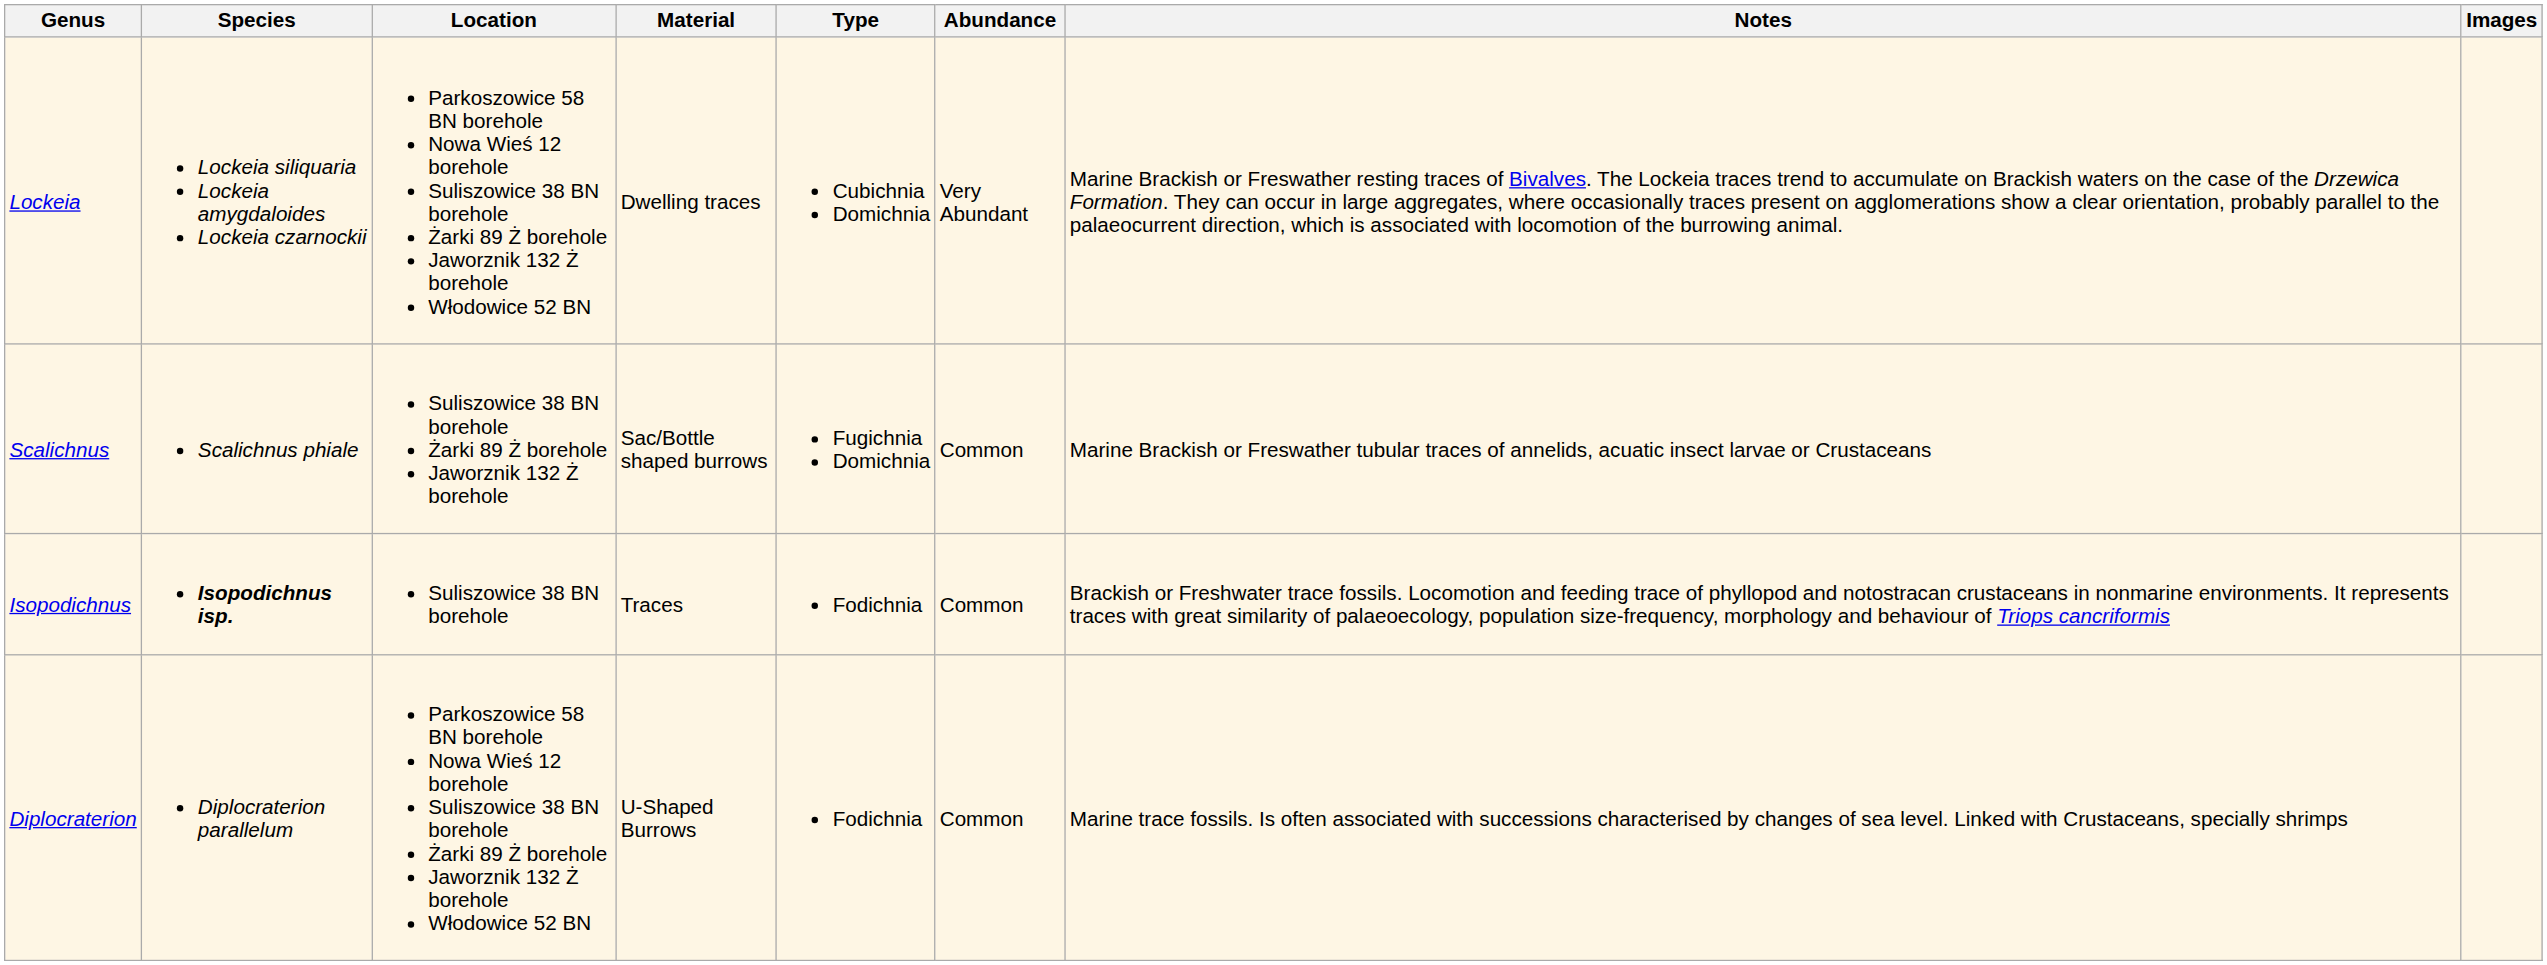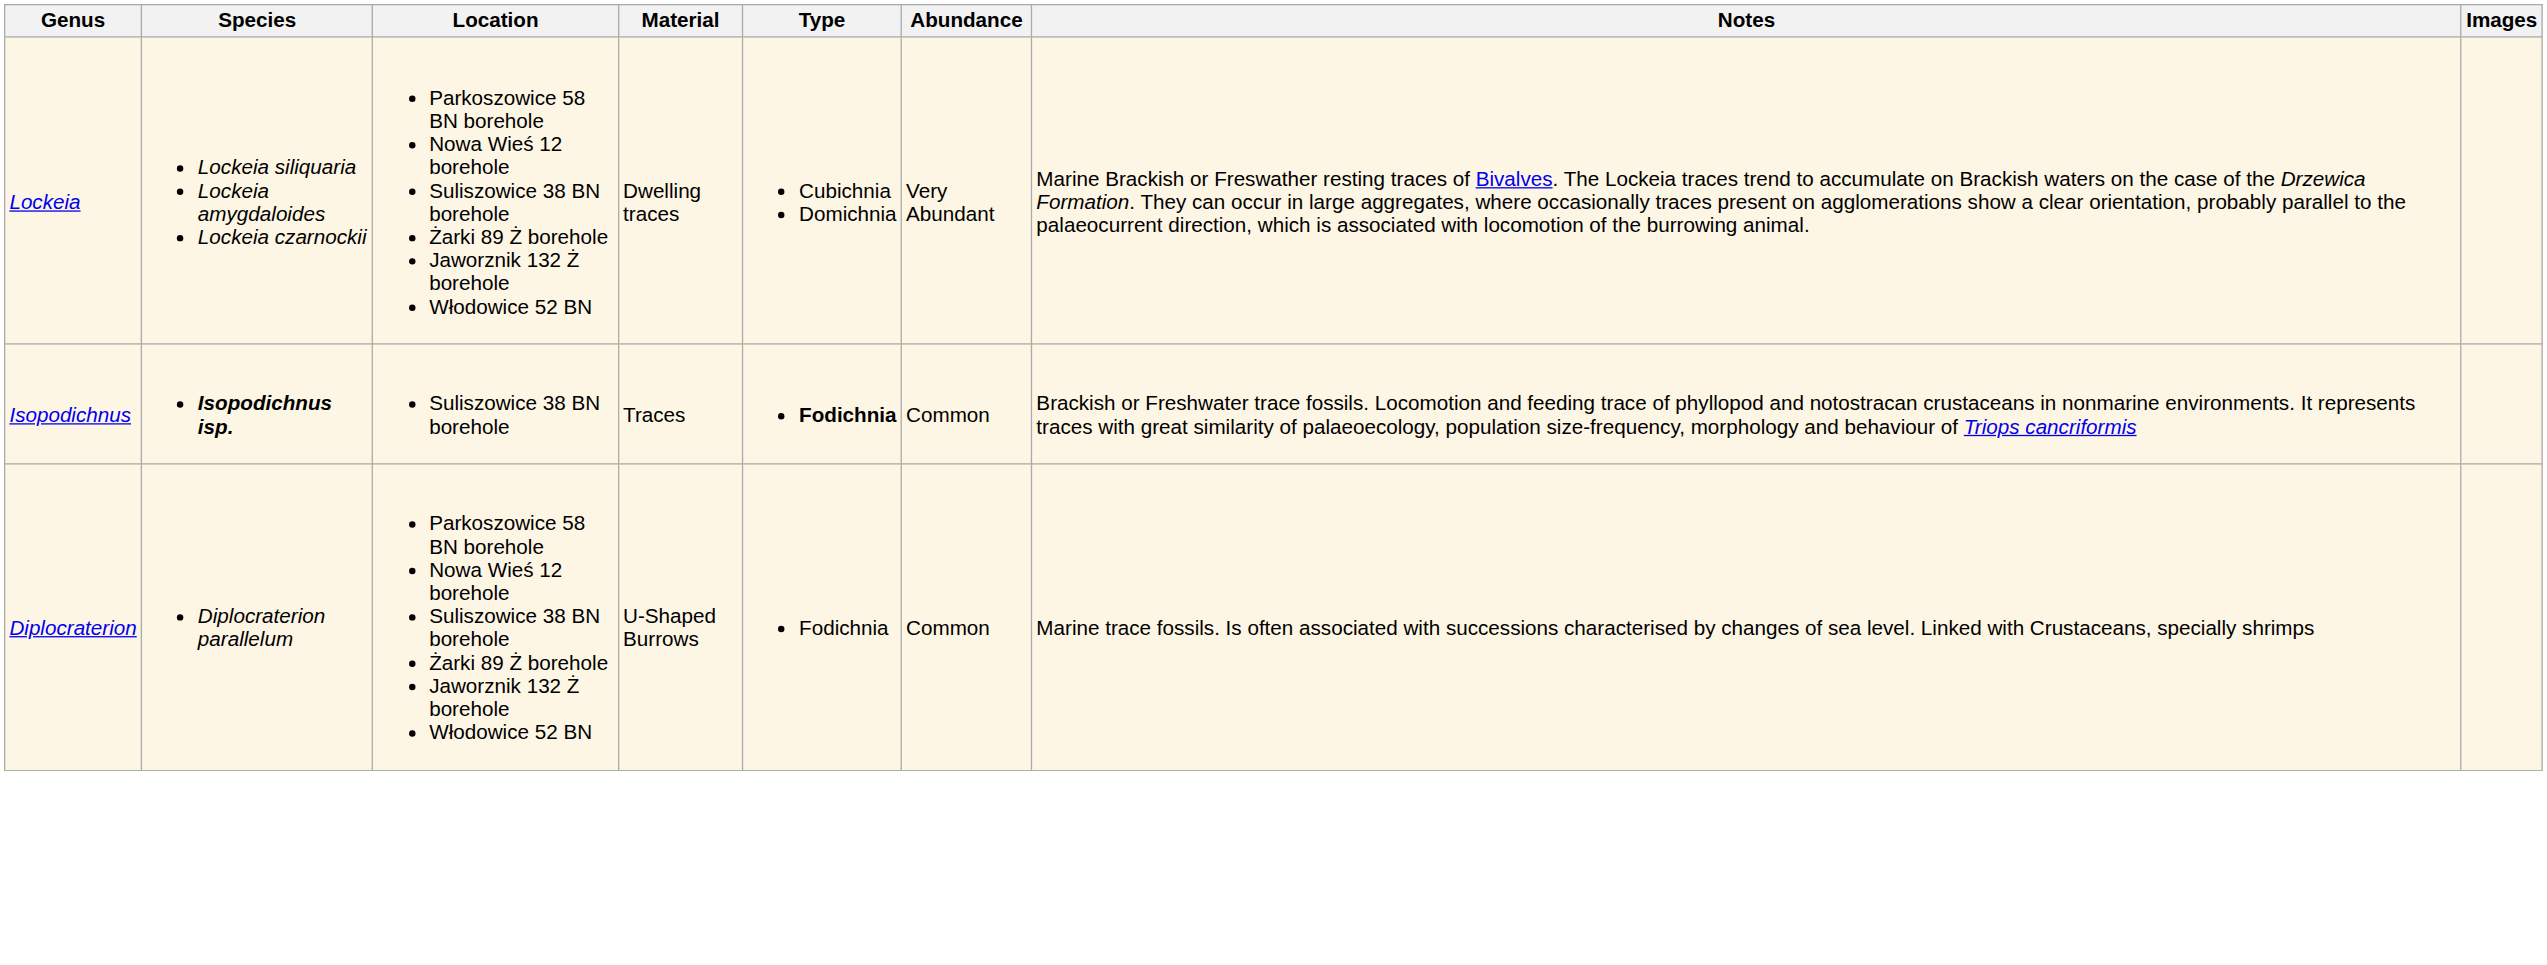- row: (59, 450)
(856, 606) normal -> (822, 415) bold
